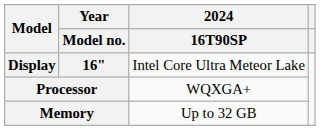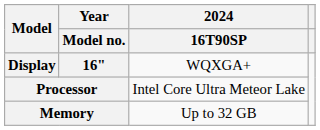(219, 64) Intel Core Ultra Meteor Lake -> (219, 64) WQXGA+
(219, 89) WQXGA+ -> (219, 89) Intel Core Ultra Meteor Lake
